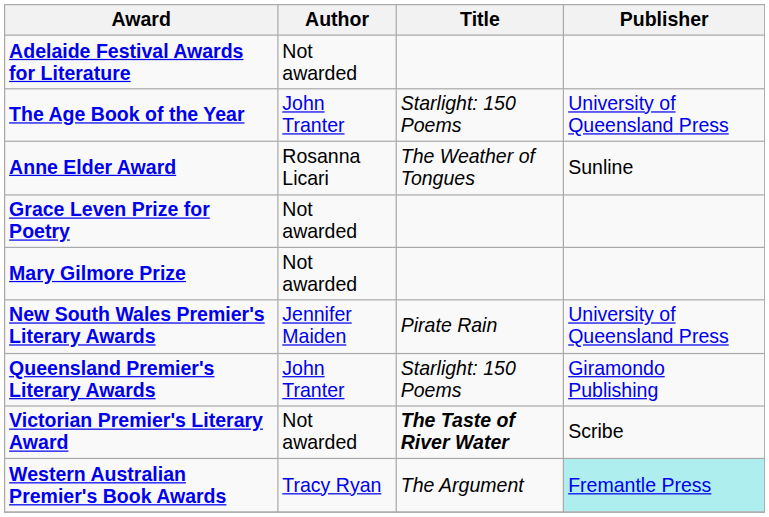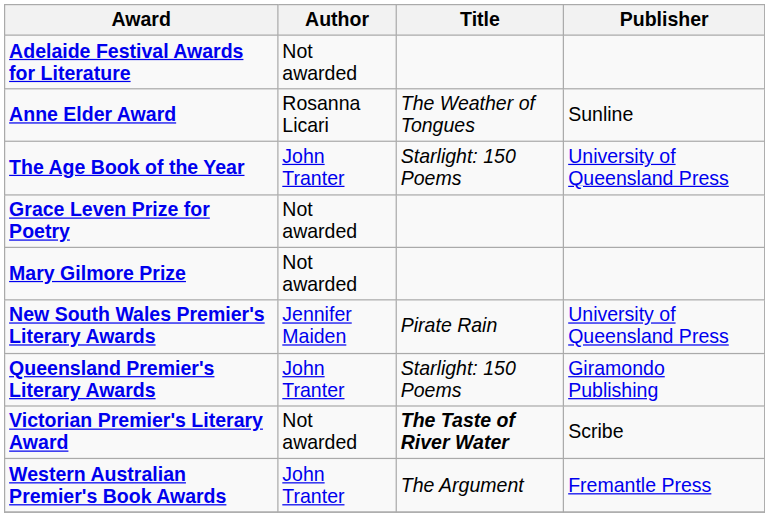rows swapped: (127, 114) <-> (93, 167)
(332, 485) Tracy Ryan -> (313, 485) John Tranter
(640, 485) paleturquoise background -> (640, 485) no background
